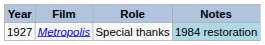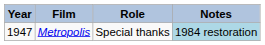(20, 32) 1927 -> (20, 32) 1947
